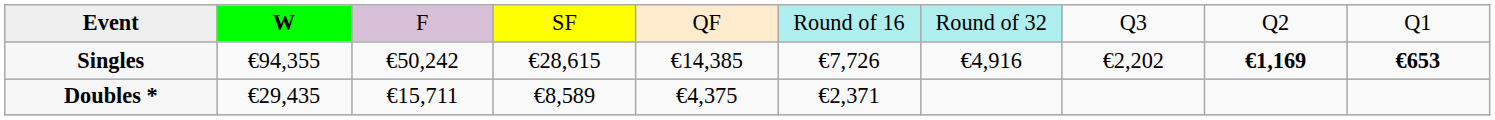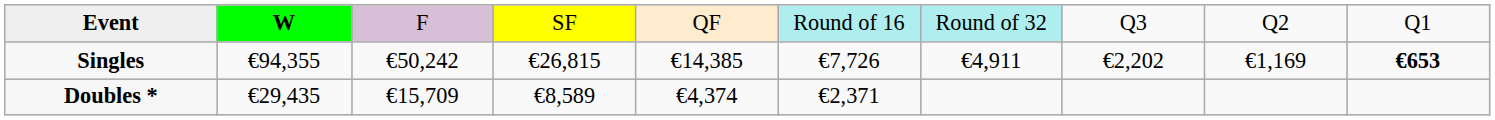(565, 60) €28,615 -> (565, 60) €26,815
(991, 60) €4,916 -> (991, 60) €4,911
(1276, 60) bold -> (1276, 60) normal
(422, 96) €15,711 -> (422, 96) €15,709
(707, 96) €4,375 -> (707, 96) €4,374
